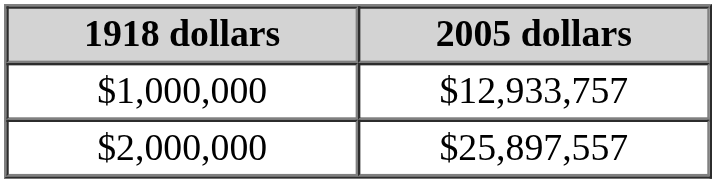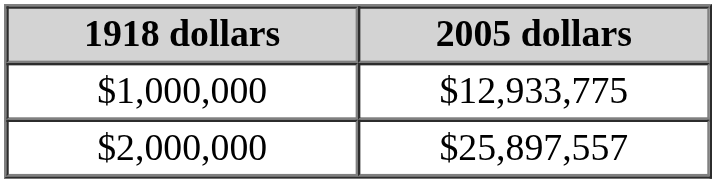(534, 90) $12,933,757 -> (534, 90) $12,933,775
